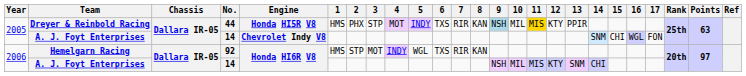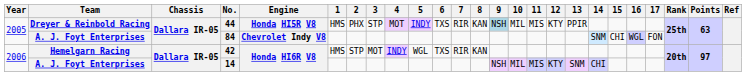(537, 25) gold background -> (537, 25) no background
(230, 38) 14 -> (230, 38) 84
(230, 51) 92 -> (230, 51) 42
